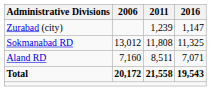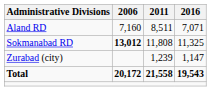rows swapped: (26, 58) <-> (35, 27)
(128, 43) normal -> (128, 43) bold
